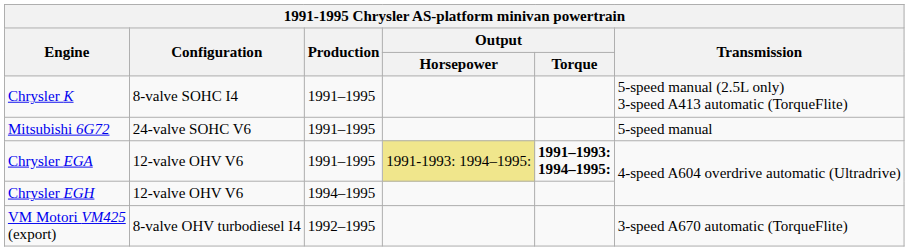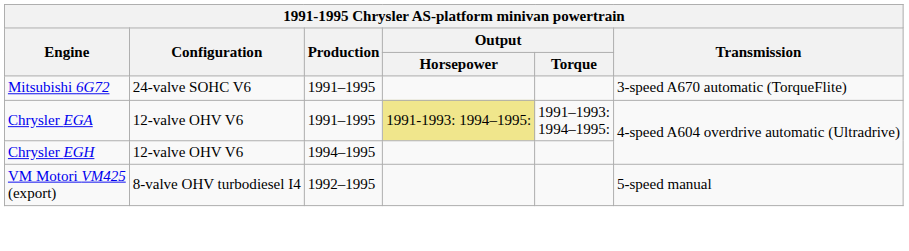- row: (41, 96)
(665, 128) 5-speed manual -> (732, 87) 3-speed A670 automatic (TorqueFlite)
(574, 161) bold -> (574, 120) normal
(733, 225) 3-speed A670 automatic (TorqueFlite) -> (664, 184) 5-speed manual
